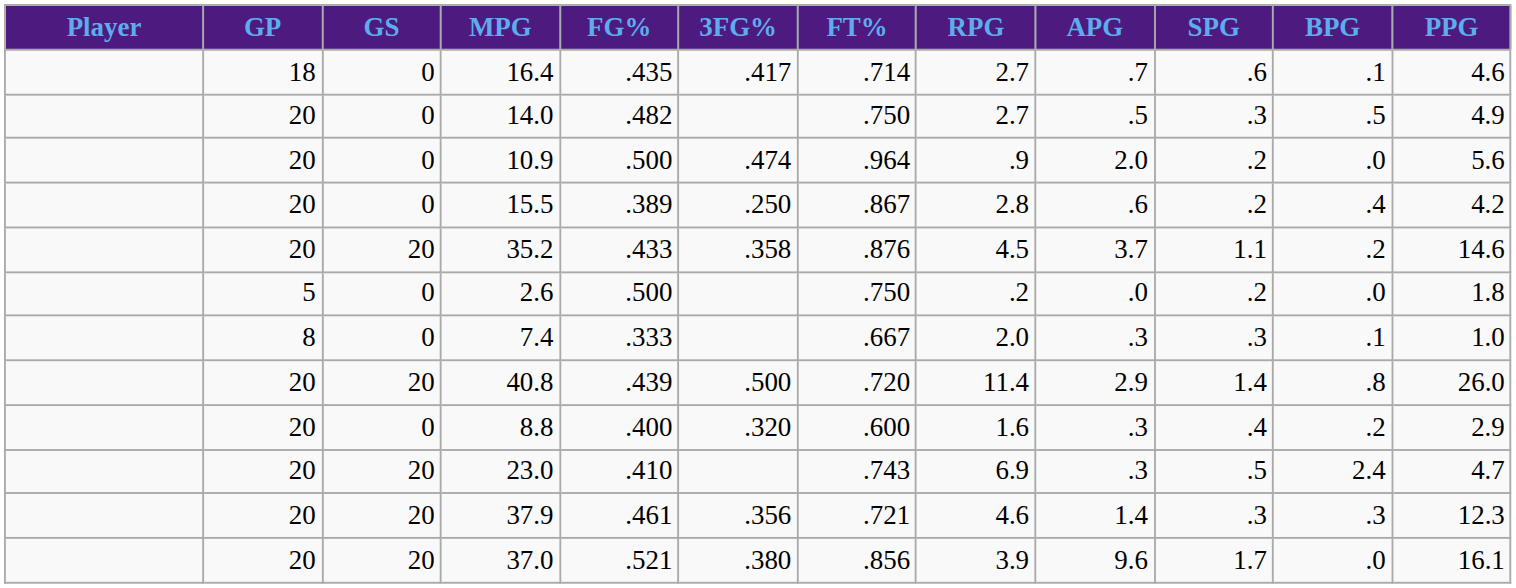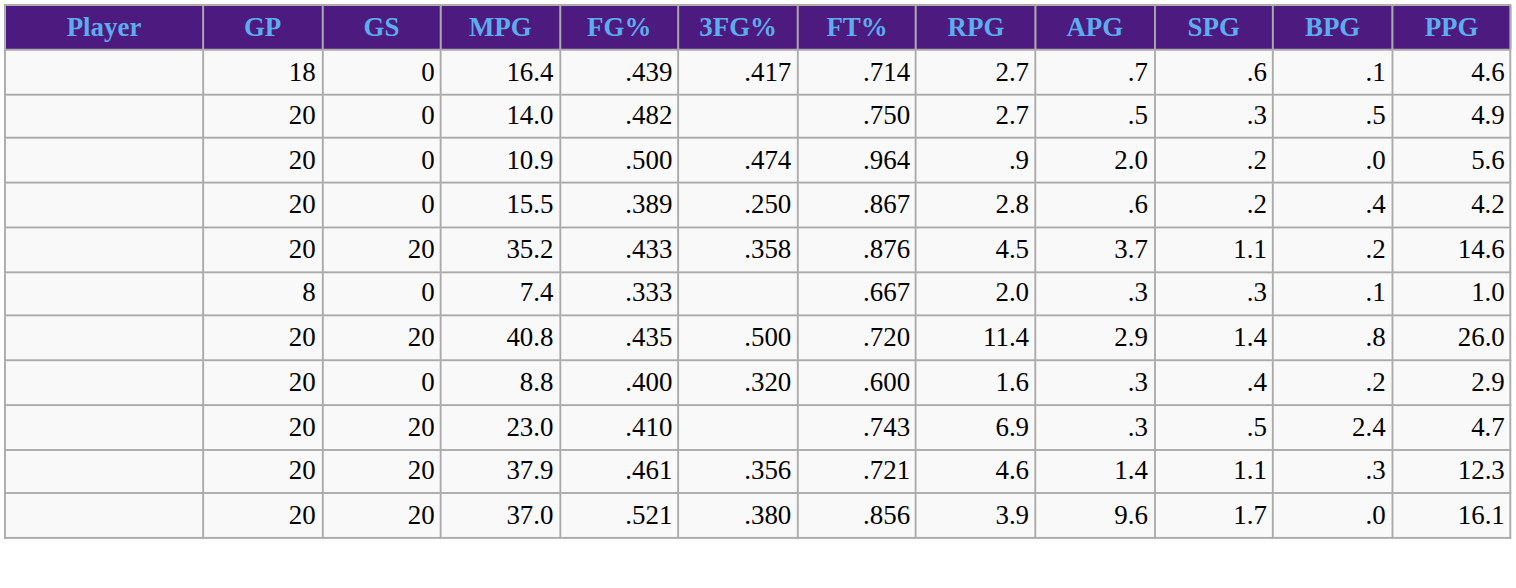(649, 71) .435 -> (649, 71) .439
- row: (537, 293)
(649, 382) .439 -> (649, 337) .435
(1257, 515) .3 -> (1250, 471) 1.1
